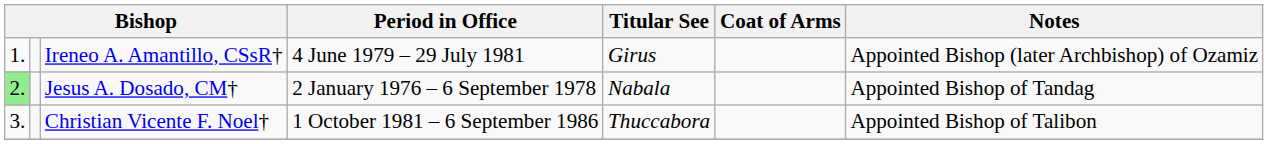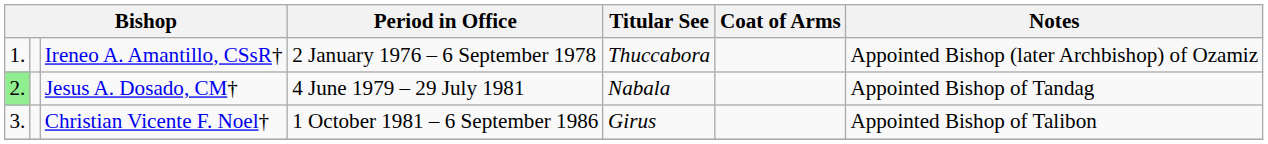(408, 54) 4 June 1979 – 29 July 1981 -> (444, 54) 2 January 1976 – 6 September 1978
(632, 54) Girus -> (659, 54) Thuccabora
(444, 88) 2 January 1976 – 6 September 1978 -> (408, 88) 4 June 1979 – 29 July 1981
(659, 121) Thuccabora -> (632, 121) Girus
